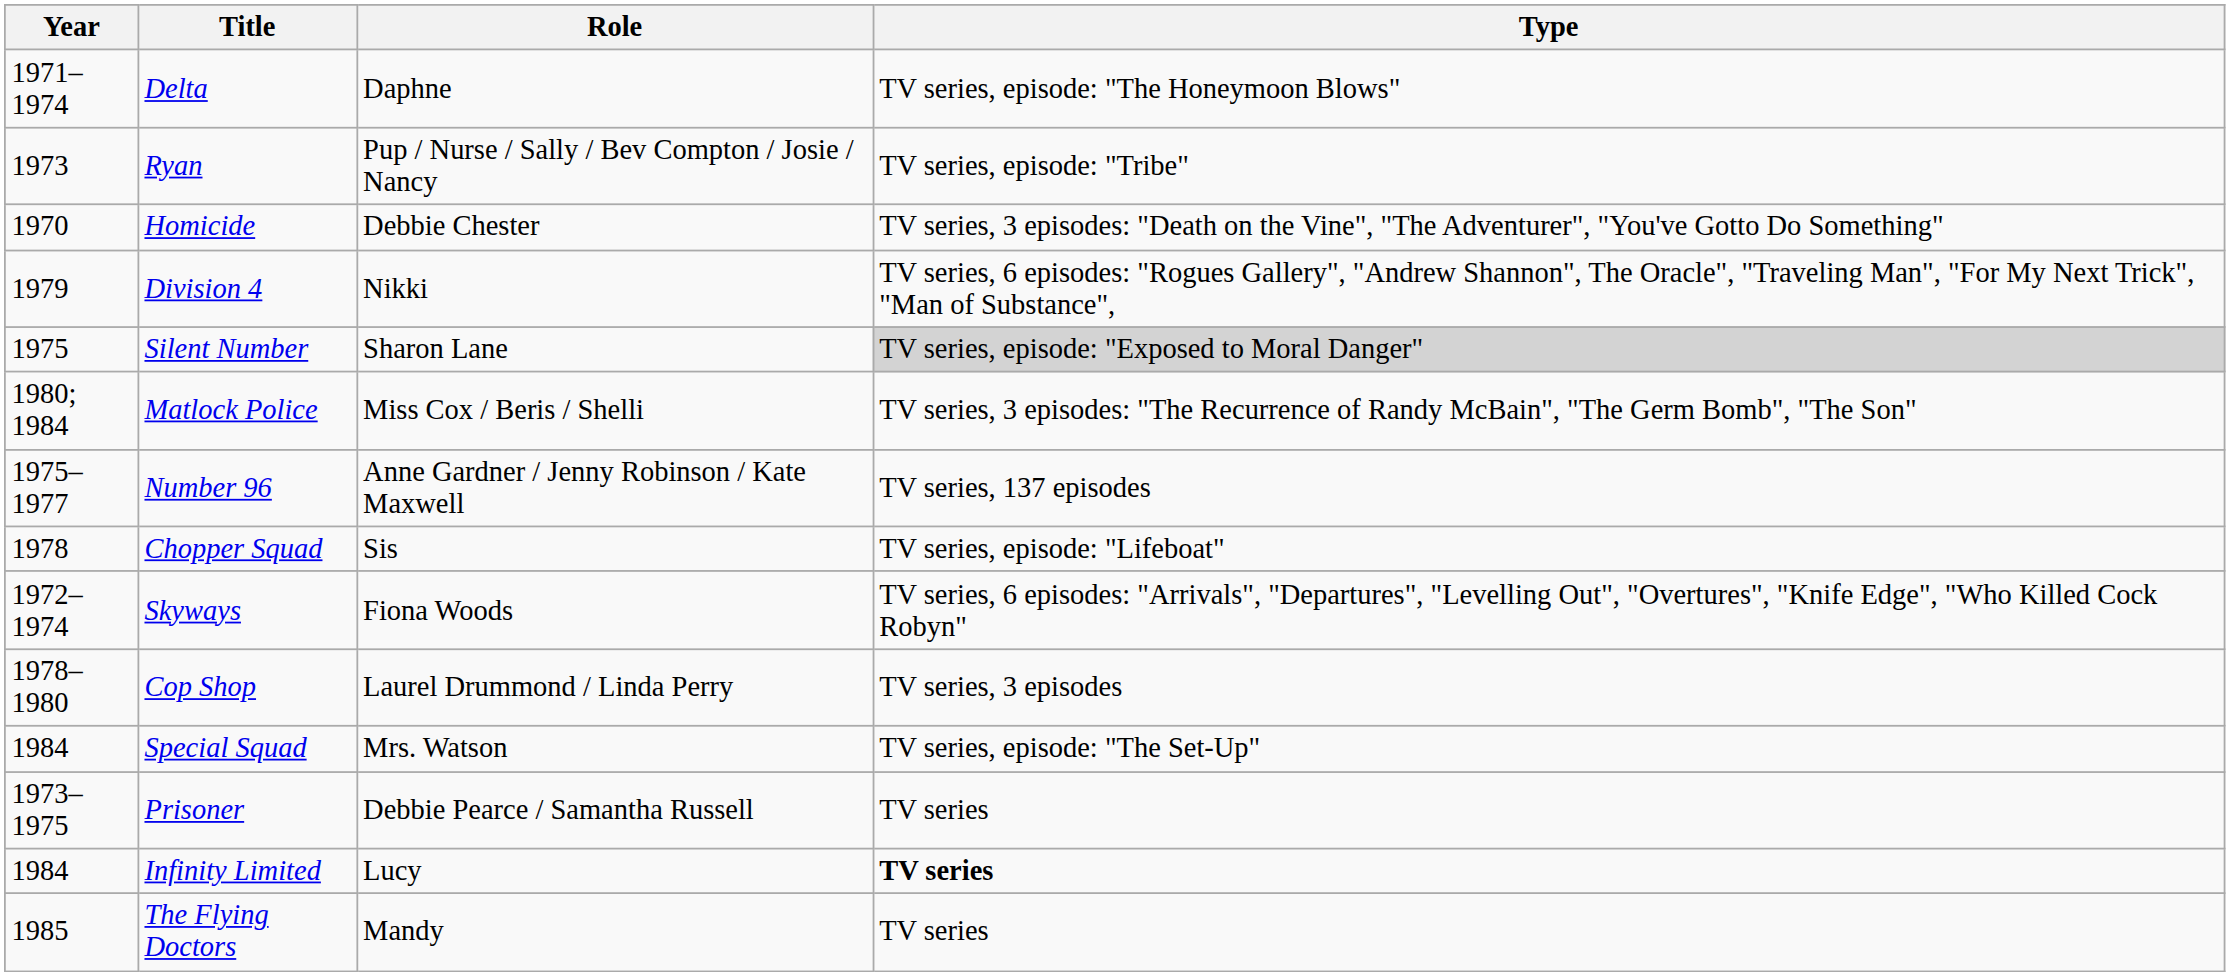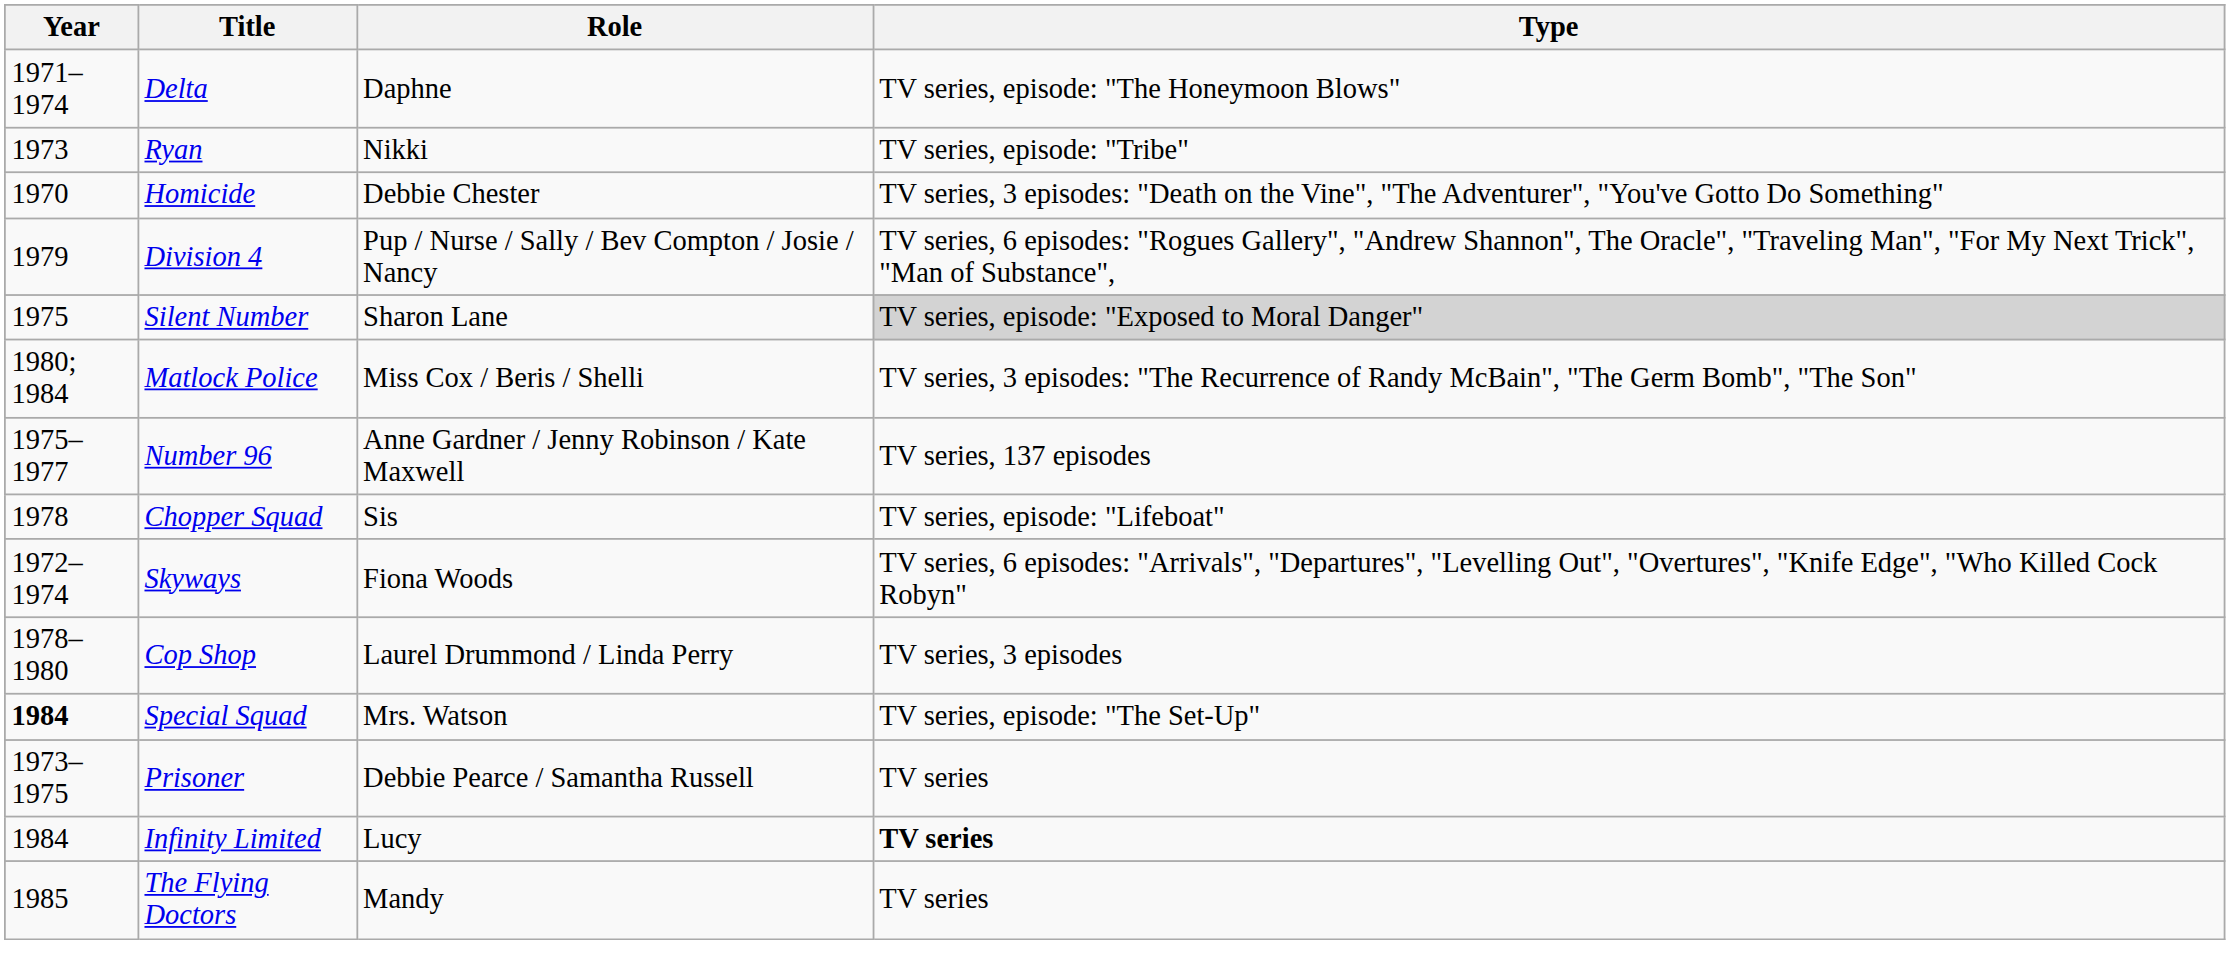(608, 165) Pup / Nurse / Sally / Bev Compton / Josie / Nancy -> (396, 149) Nikki
(396, 287) Nikki -> (608, 255) Pup / Nurse / Sally / Bev Compton / Josie / Nancy
(40, 748) normal -> (40, 716) bold
